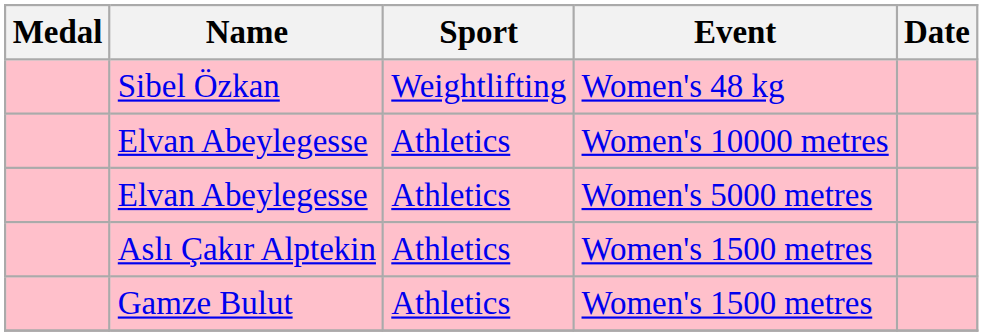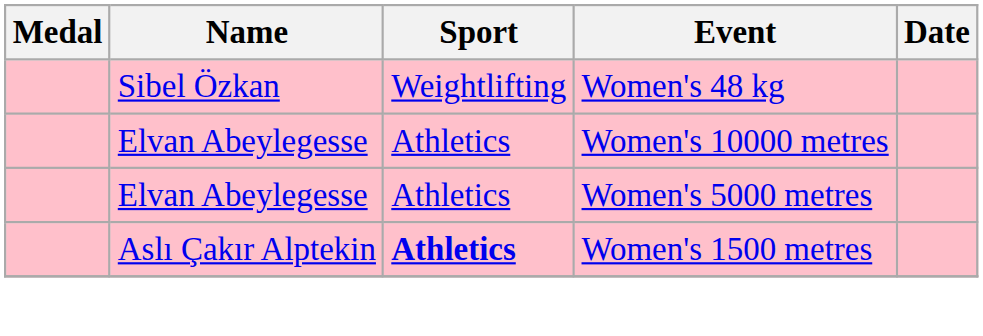(451, 249) normal -> (454, 249) bold
- row: (205, 303)
